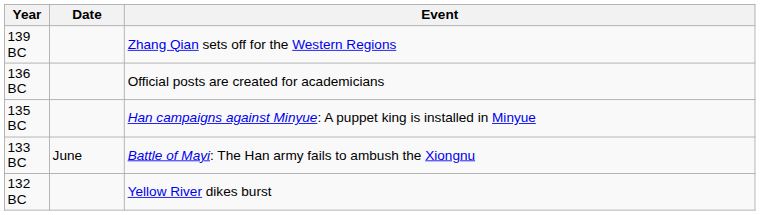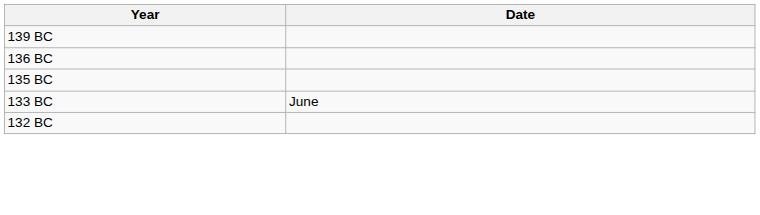- column: (440, 15)
